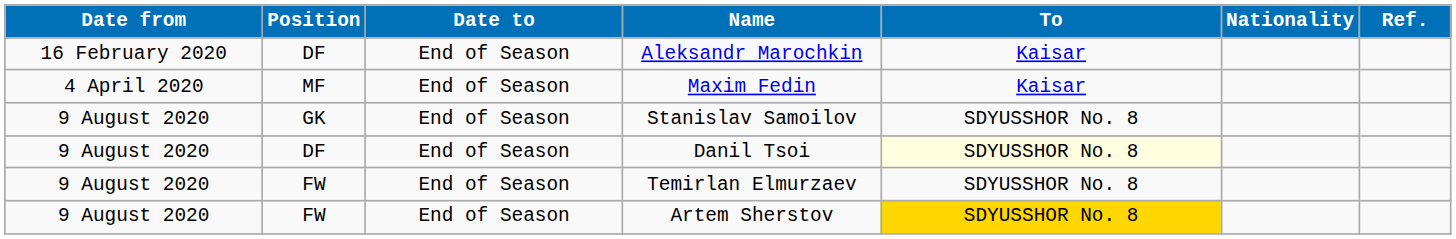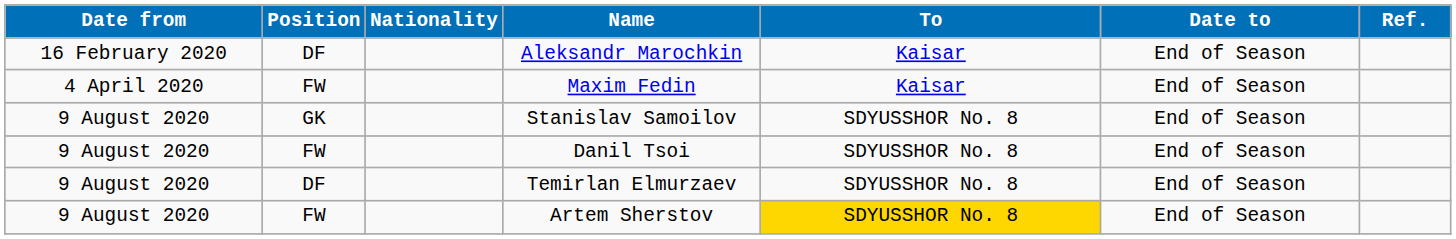columns swapped: (1290, 21) <-> (494, 21)
(314, 86) MF -> (314, 86) FW
(314, 151) DF -> (314, 151) FW
(1051, 151) lightyellow background -> (931, 151) no background
(314, 184) FW -> (314, 184) DF
